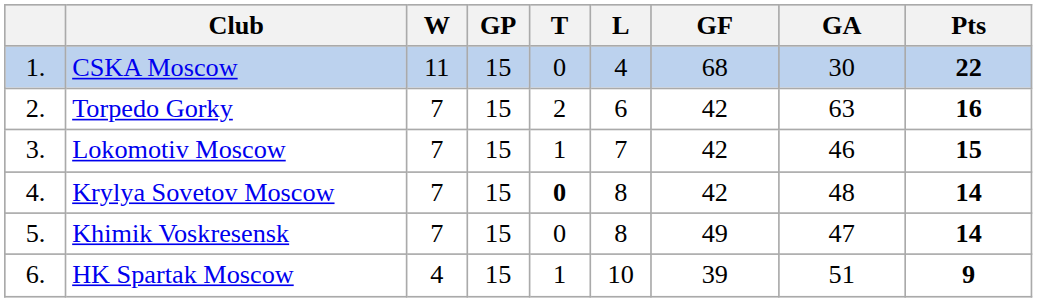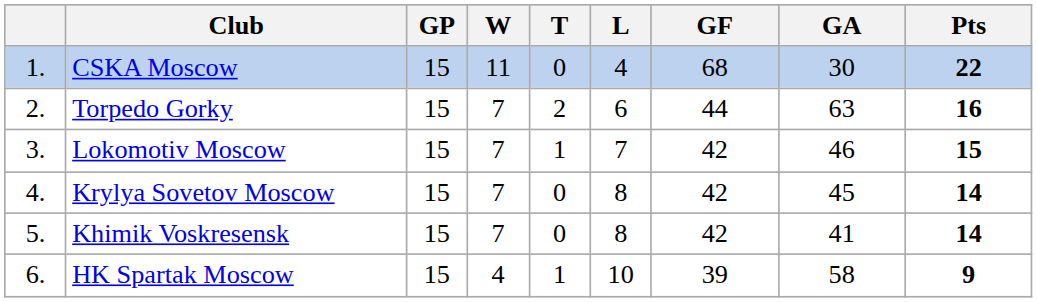columns swapped: (498, 25) <-> (437, 25)
(715, 108) 42 -> (715, 108) 44
(559, 191) bold -> (559, 191) normal
(842, 191) 48 -> (842, 191) 45
(715, 233) 49 -> (715, 233) 42
(842, 233) 47 -> (842, 233) 41
(842, 274) 51 -> (842, 274) 58
